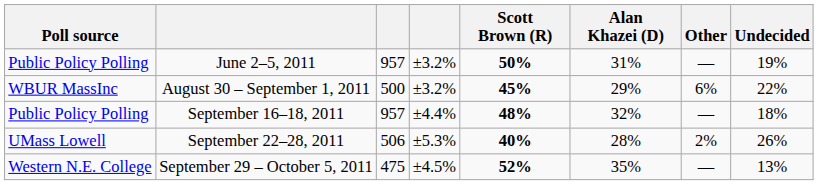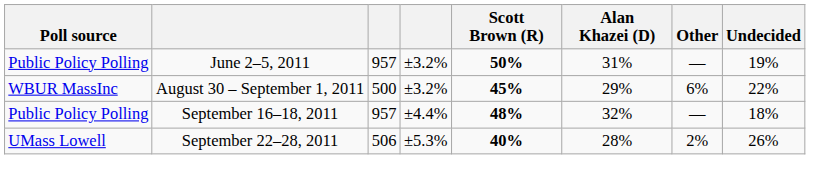- row: (266, 166)
